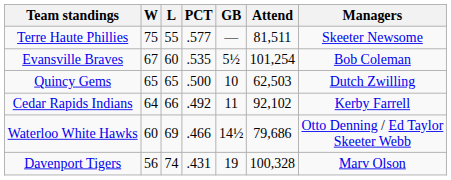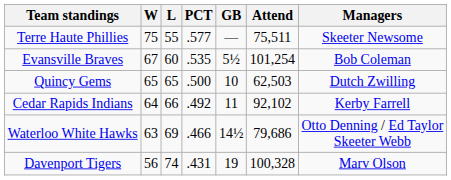(272, 37) 81,511 -> (272, 37) 75,511
(151, 133) 60 -> (151, 133) 63
